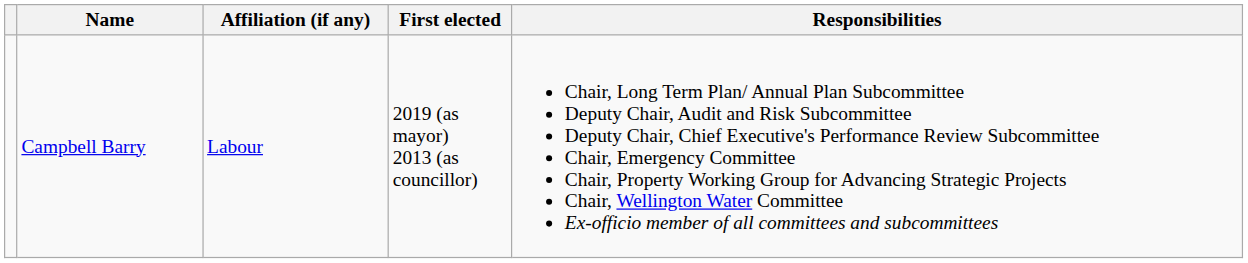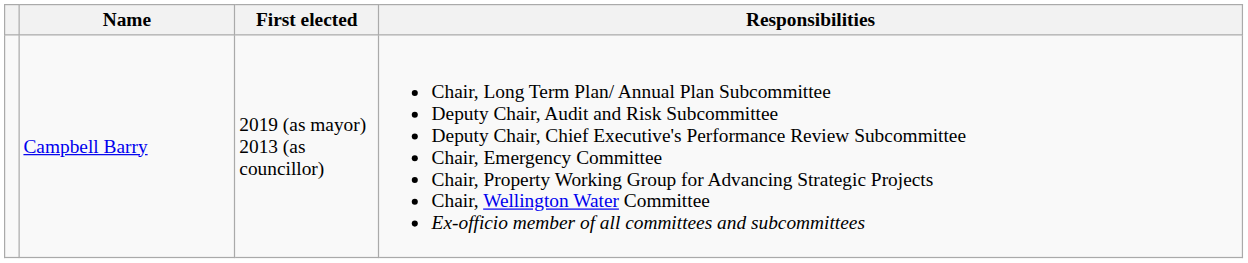- column: (295, 19)
